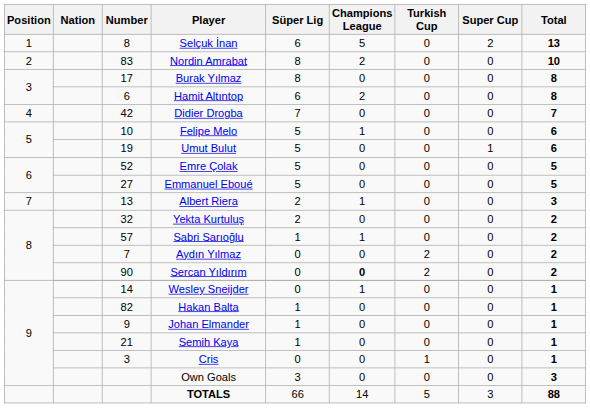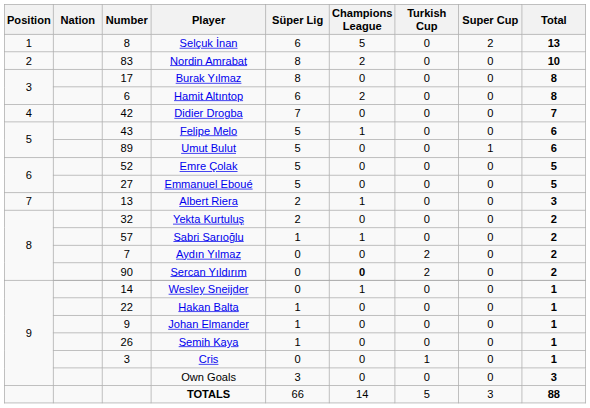(127, 131) 10 -> (127, 131) 43
(127, 149) 19 -> (127, 149) 89
(127, 307) 82 -> (127, 307) 22
(127, 342) 21 -> (127, 342) 26
